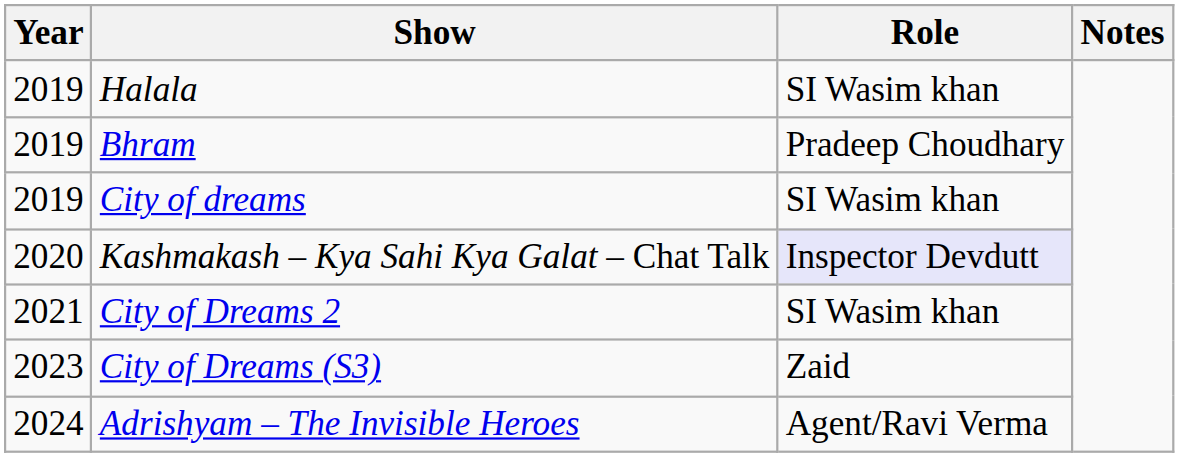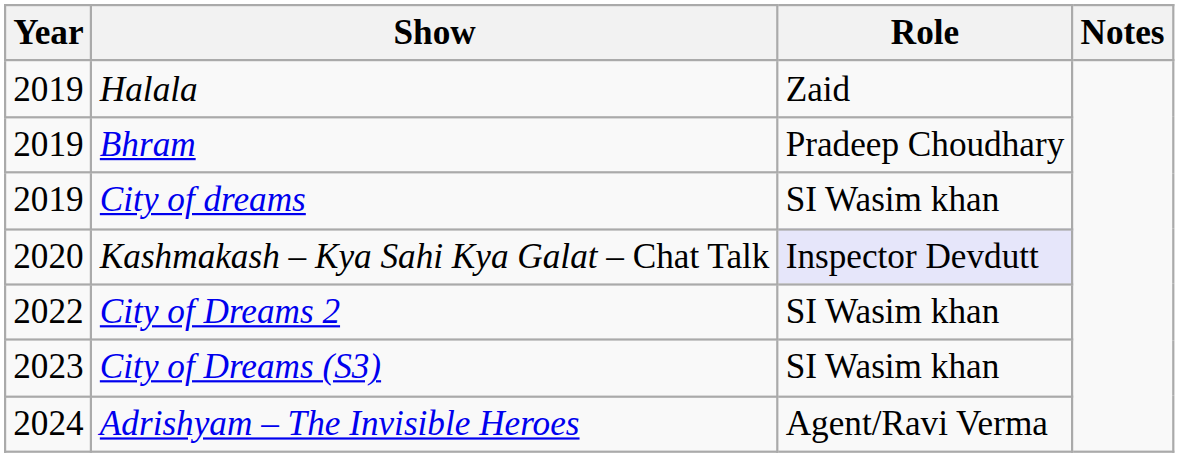(892, 88) SI Wasim khan -> (818, 88) Zaid
(48, 311) 2021 -> (48, 311) 2022
(818, 367) Zaid -> (892, 367) SI Wasim khan
